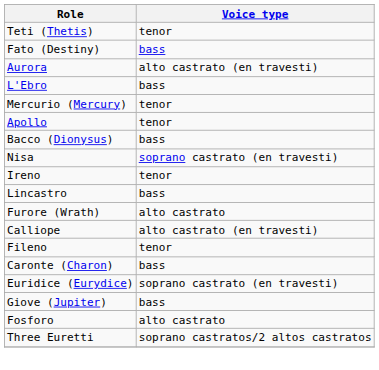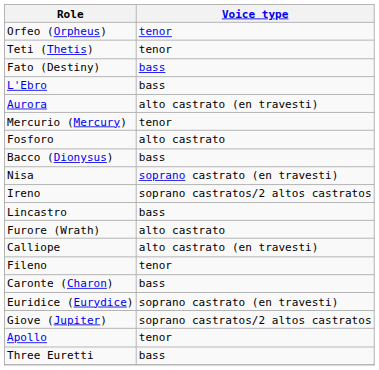+ row: (57, 31)
rows swapped: (27, 85) <-> (27, 67)
rows swapped: (27, 121) <-> (30, 320)
(155, 176) tenor -> (255, 194) soprano castratos/2 altos castratos
(152, 302) bass -> (255, 320) soprano castratos/2 altos castratos
(255, 338) soprano castratos/2 altos castratos -> (152, 356) bass
